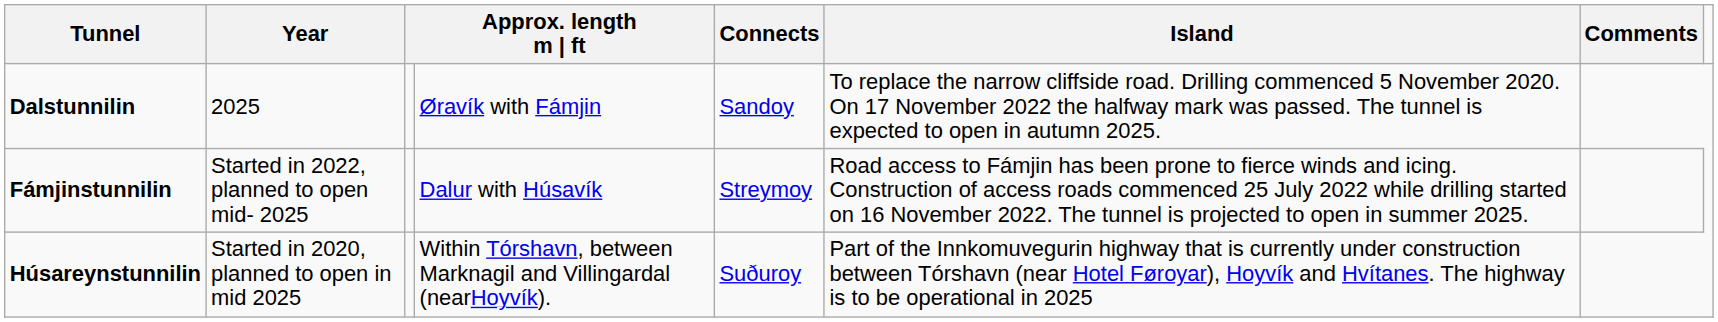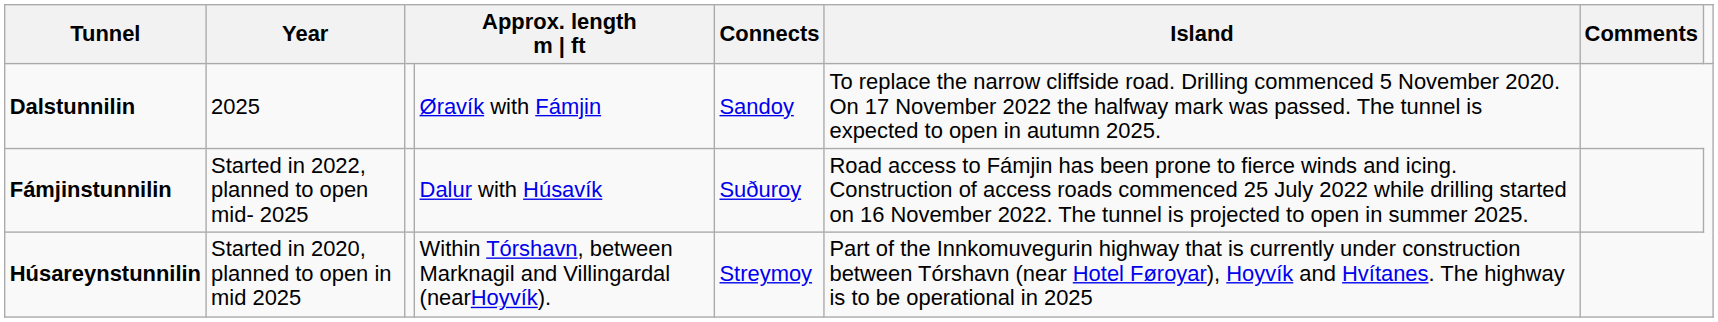(766, 190) Streymoy -> (760, 190) Suðuroy
(760, 274) Suðuroy -> (766, 274) Streymoy
